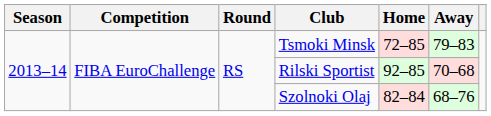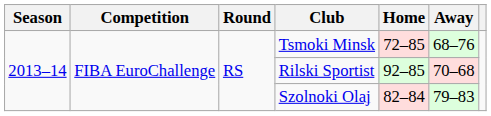(454, 44) 79–83 -> (454, 44) 68–76
(454, 96) 68–76 -> (454, 96) 79–83
